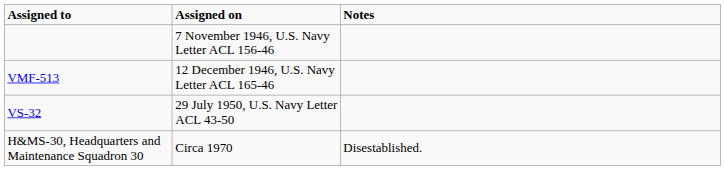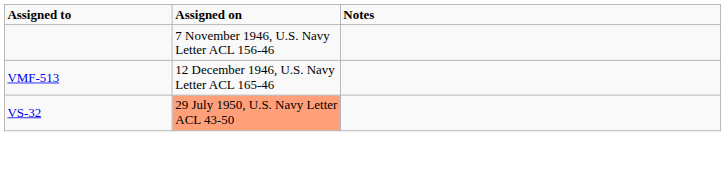(256, 112) no background -> (256, 112) lightsalmon background
- row: (84, 148)
